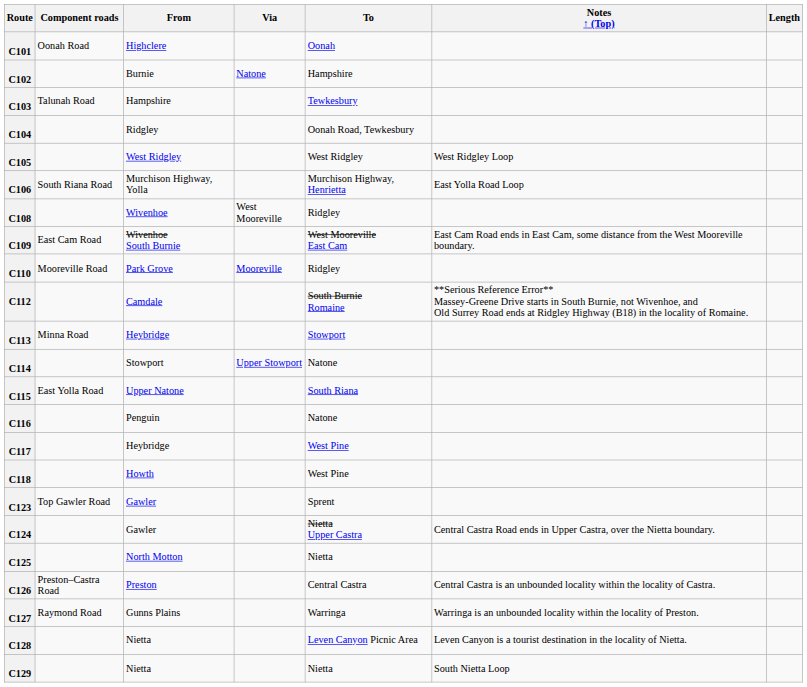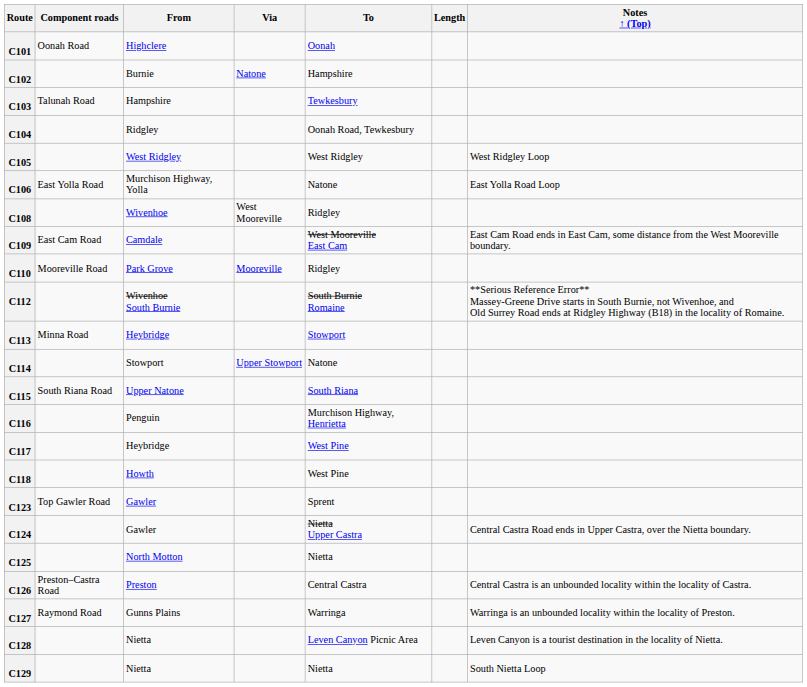columns swapped: (784, 18) <-> (599, 18)
(75, 184) South Riana Road -> (70, 184) East Yolla Road
(351, 184) Murchison Highway, Henrietta -> (322, 184) Natone
(153, 240) Wivenhoe South Burnie -> (144, 240) Camdale
(144, 301) Camdale -> (153, 301) Wivenhoe South Burnie
(70, 390) East Yolla Road -> (75, 390) South Riana Road
(322, 418) Natone -> (351, 418) Murchison Highway, Henrietta
